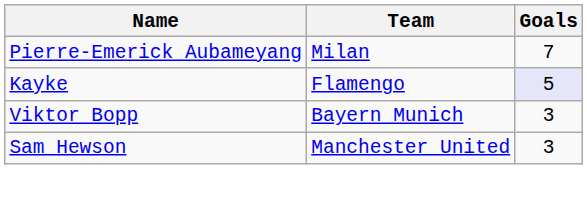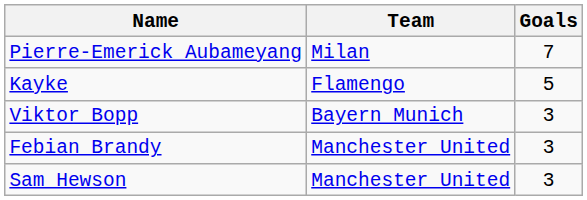(549, 84) lavender background -> (549, 84) no background
+ row: (85, 148)
